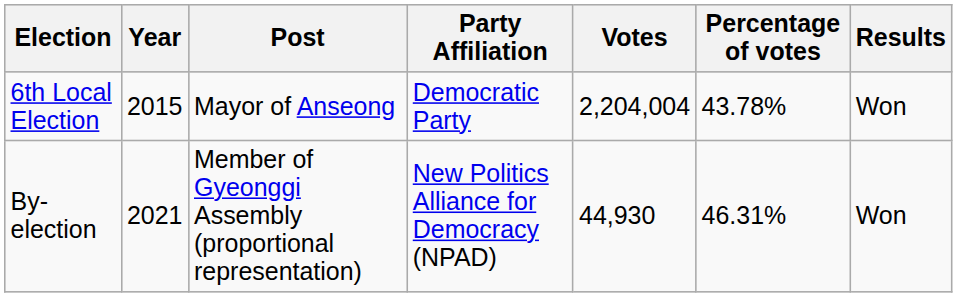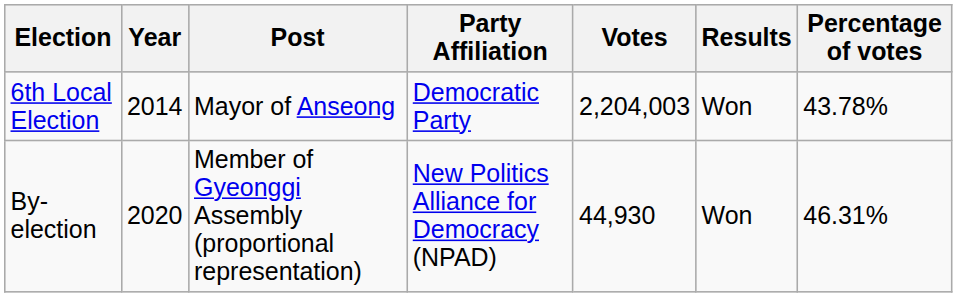columns swapped: (773, 38) <-> (901, 38)
(155, 105) 2015 -> (155, 105) 2014
(635, 105) 2,204,004 -> (635, 105) 2,204,003
(155, 215) 2021 -> (155, 215) 2020
